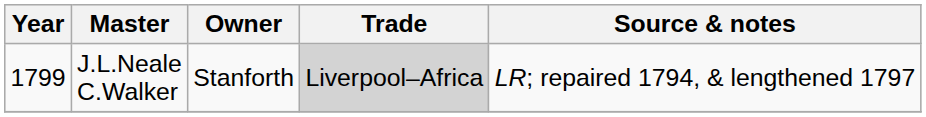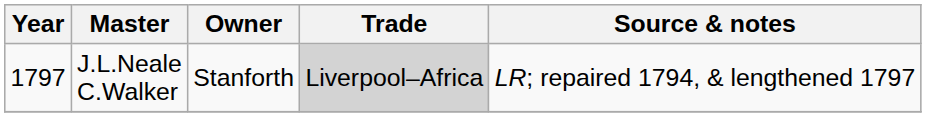(38, 77) 1799 -> (38, 77) 1797
